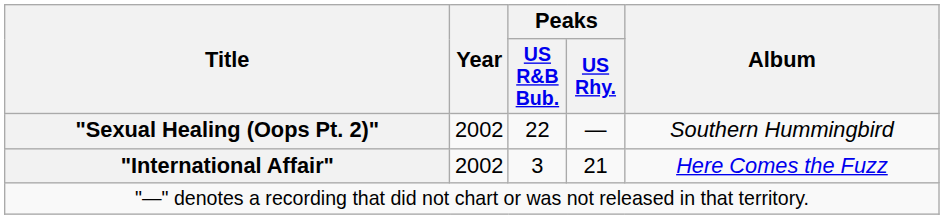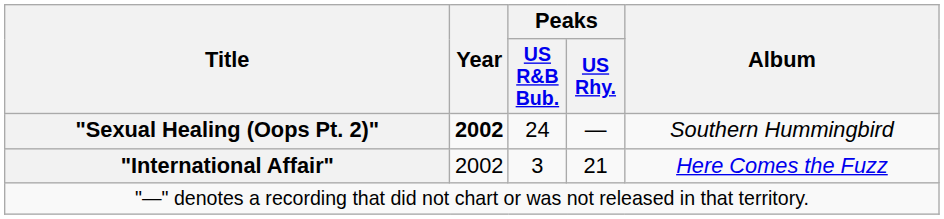(479, 130) normal -> (479, 130) bold
(537, 130) 22 -> (537, 130) 24
